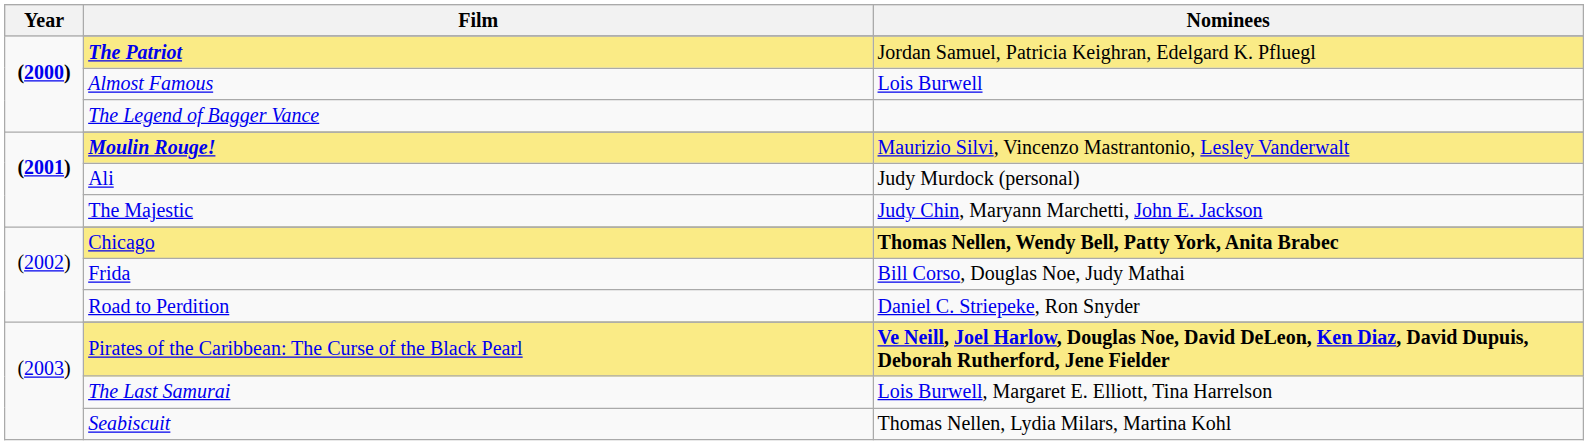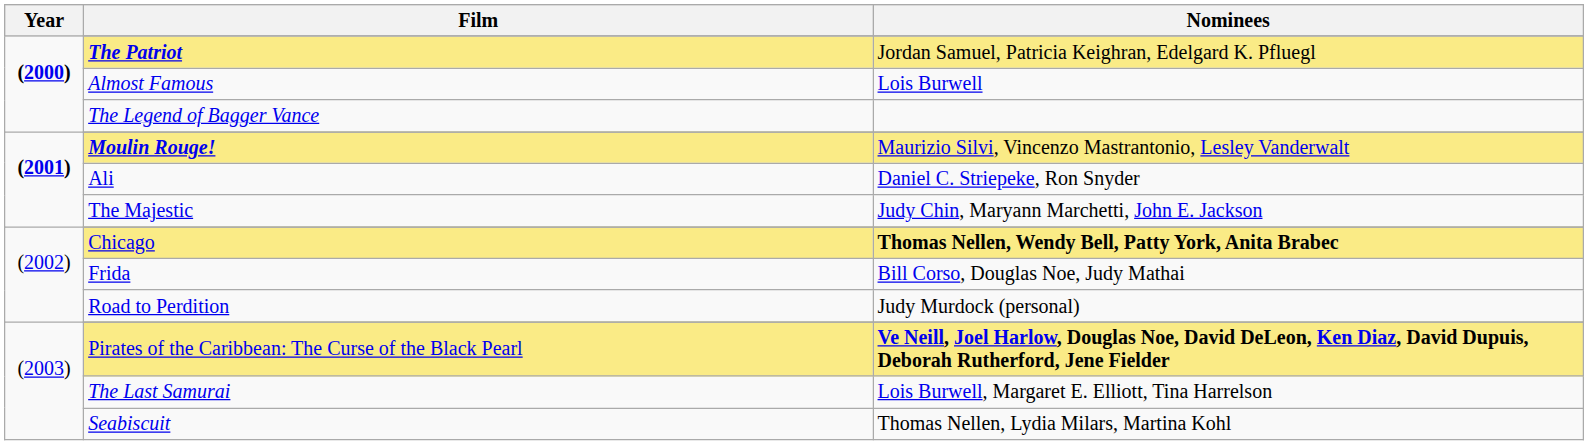(979, 178) Judy Murdock (personal) -> (1009, 178) Daniel C. Striepeke, Ron Snyder
(1009, 305) Daniel C. Striepeke, Ron Snyder -> (979, 305) Judy Murdock (personal)
